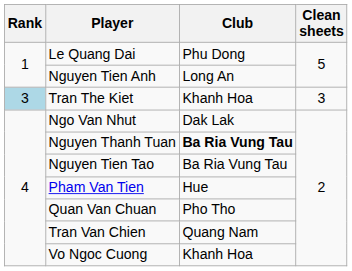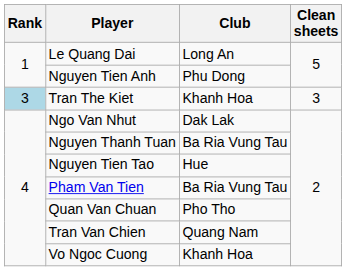(214, 53) Phu Dong -> (208, 53) Long An
(208, 76) Long An -> (214, 76) Phu Dong
(238, 143) bold -> (235, 143) normal
(235, 165) Ba Ria Vung Tau -> (195, 165) Hue
(195, 187) Hue -> (235, 187) Ba Ria Vung Tau
